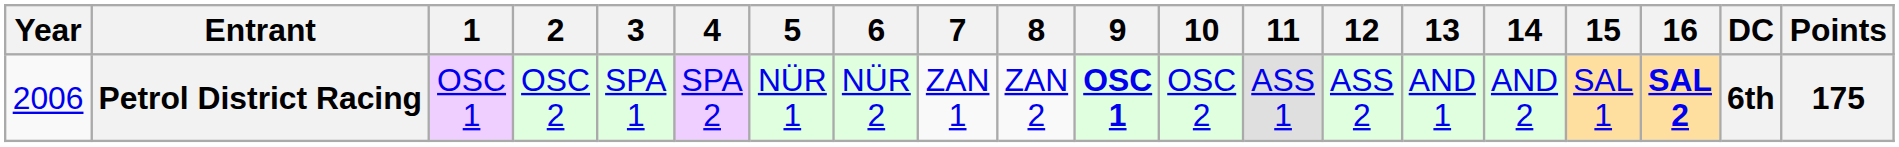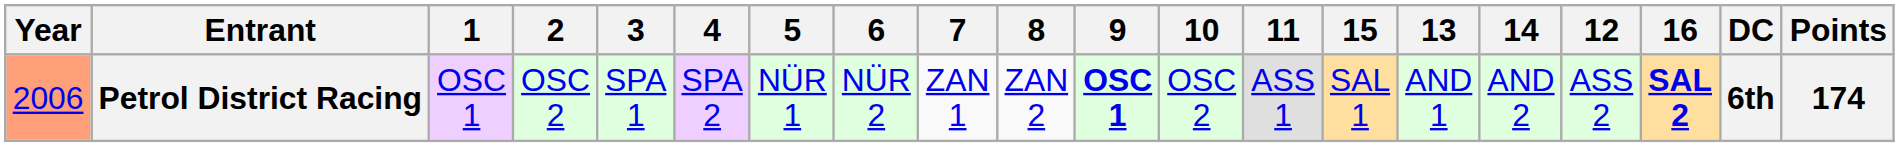columns swapped: (1362, 30) <-> (1603, 30)
(48, 98) no background -> (48, 98) lightsalmon background
(1838, 98) 175 -> (1838, 98) 174
